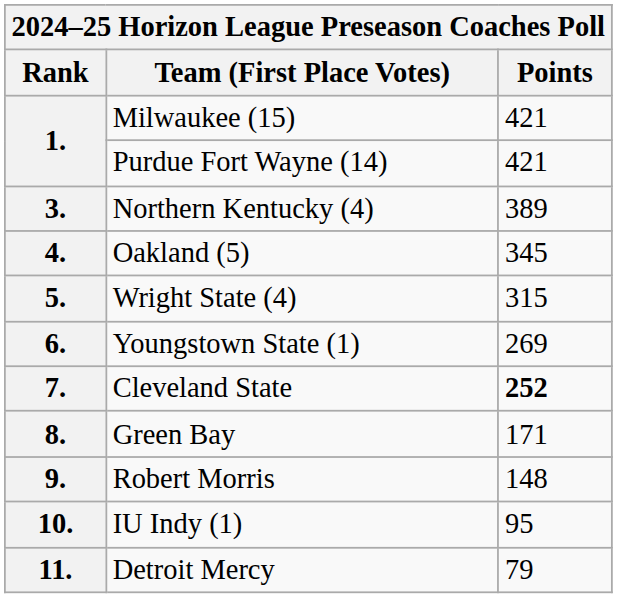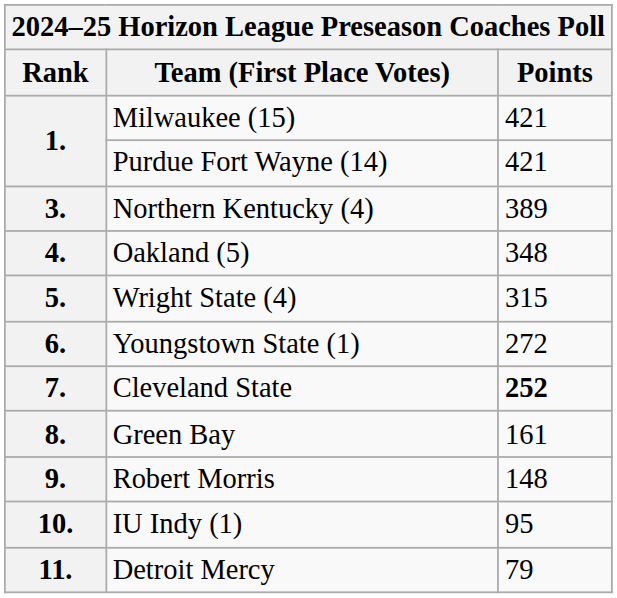(526, 252) 345 -> (526, 252) 348
(526, 343) 269 -> (526, 343) 272
(526, 433) 171 -> (526, 433) 161
